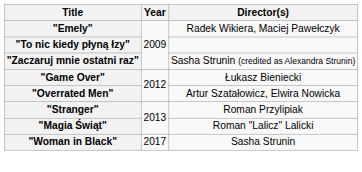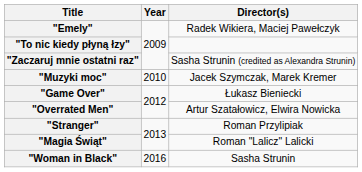+ row: (73, 77)
(155, 142) 2017 -> (155, 158) 2016
